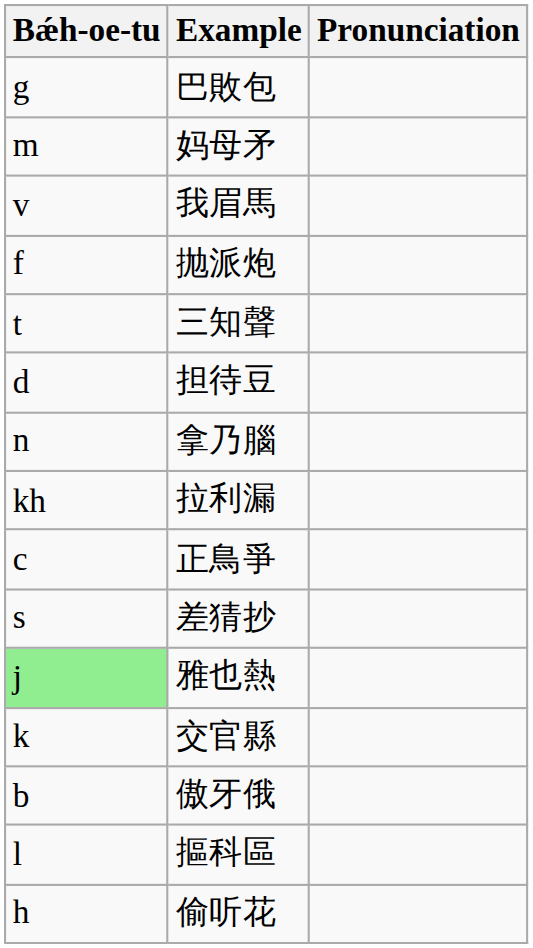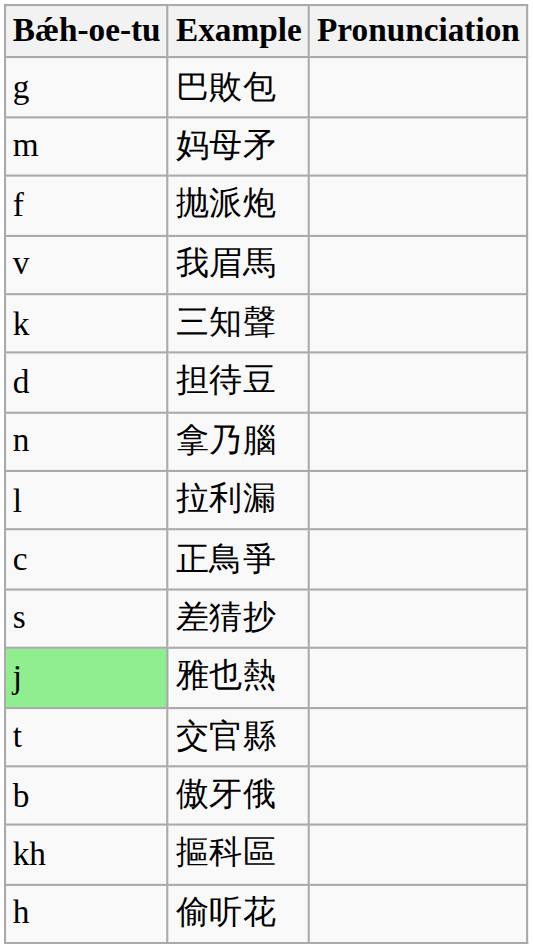rows swapped: (226, 262) <-> (226, 203)
(17, 322) t -> (21, 322) k
(29, 499) kh -> (17, 499) l
(21, 736) k -> (17, 736) t
(17, 854) l -> (29, 854) kh
